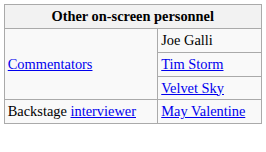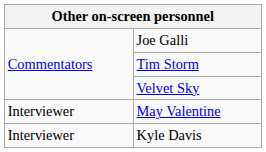(72, 111) Backstage interviewer -> (41, 111) Interviewer
+ row: (169, 135)
